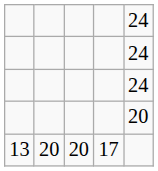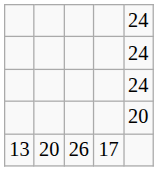(79, 149) 20 -> (79, 149) 26
